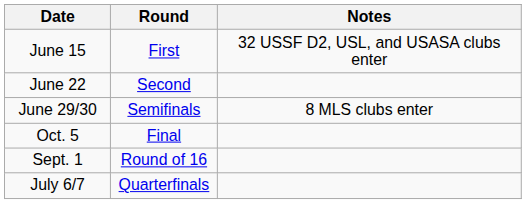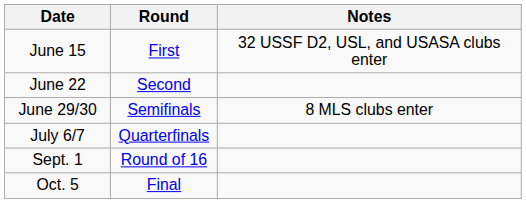rows swapped: (58, 185) <-> (58, 135)
